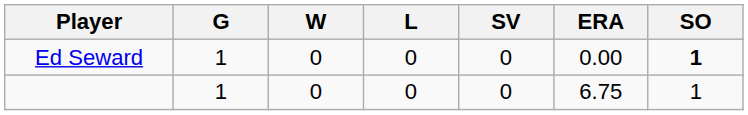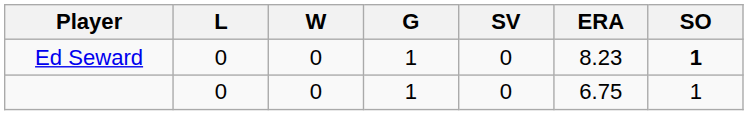columns swapped: (221, 22) <-> (411, 22)
(601, 57) 0.00 -> (601, 57) 8.23
